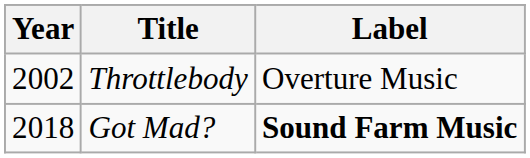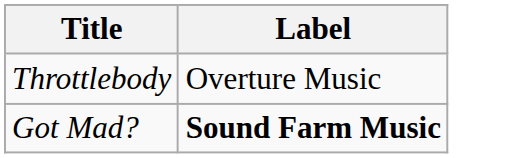- column: (43, 29)
